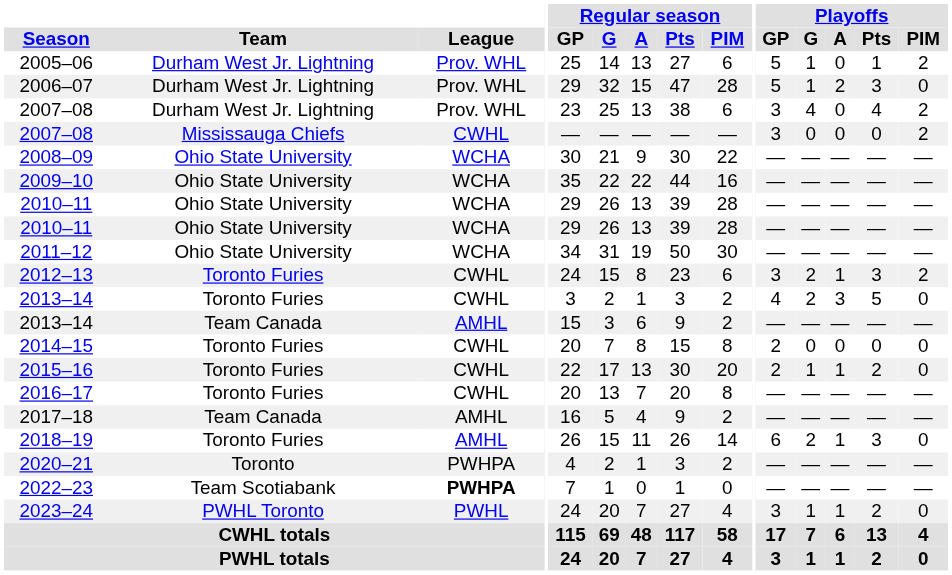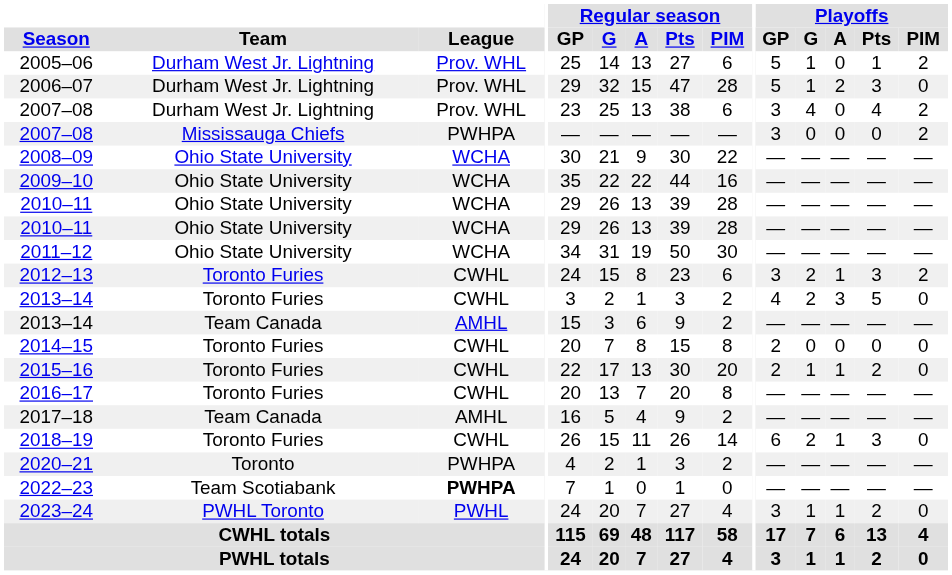(481, 133) CWHL -> (481, 133) PWHPA
(481, 440) AMHL -> (481, 440) CWHL
